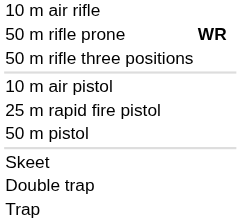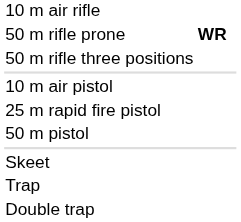rows swapped: (23, 209) <-> (50, 185)
